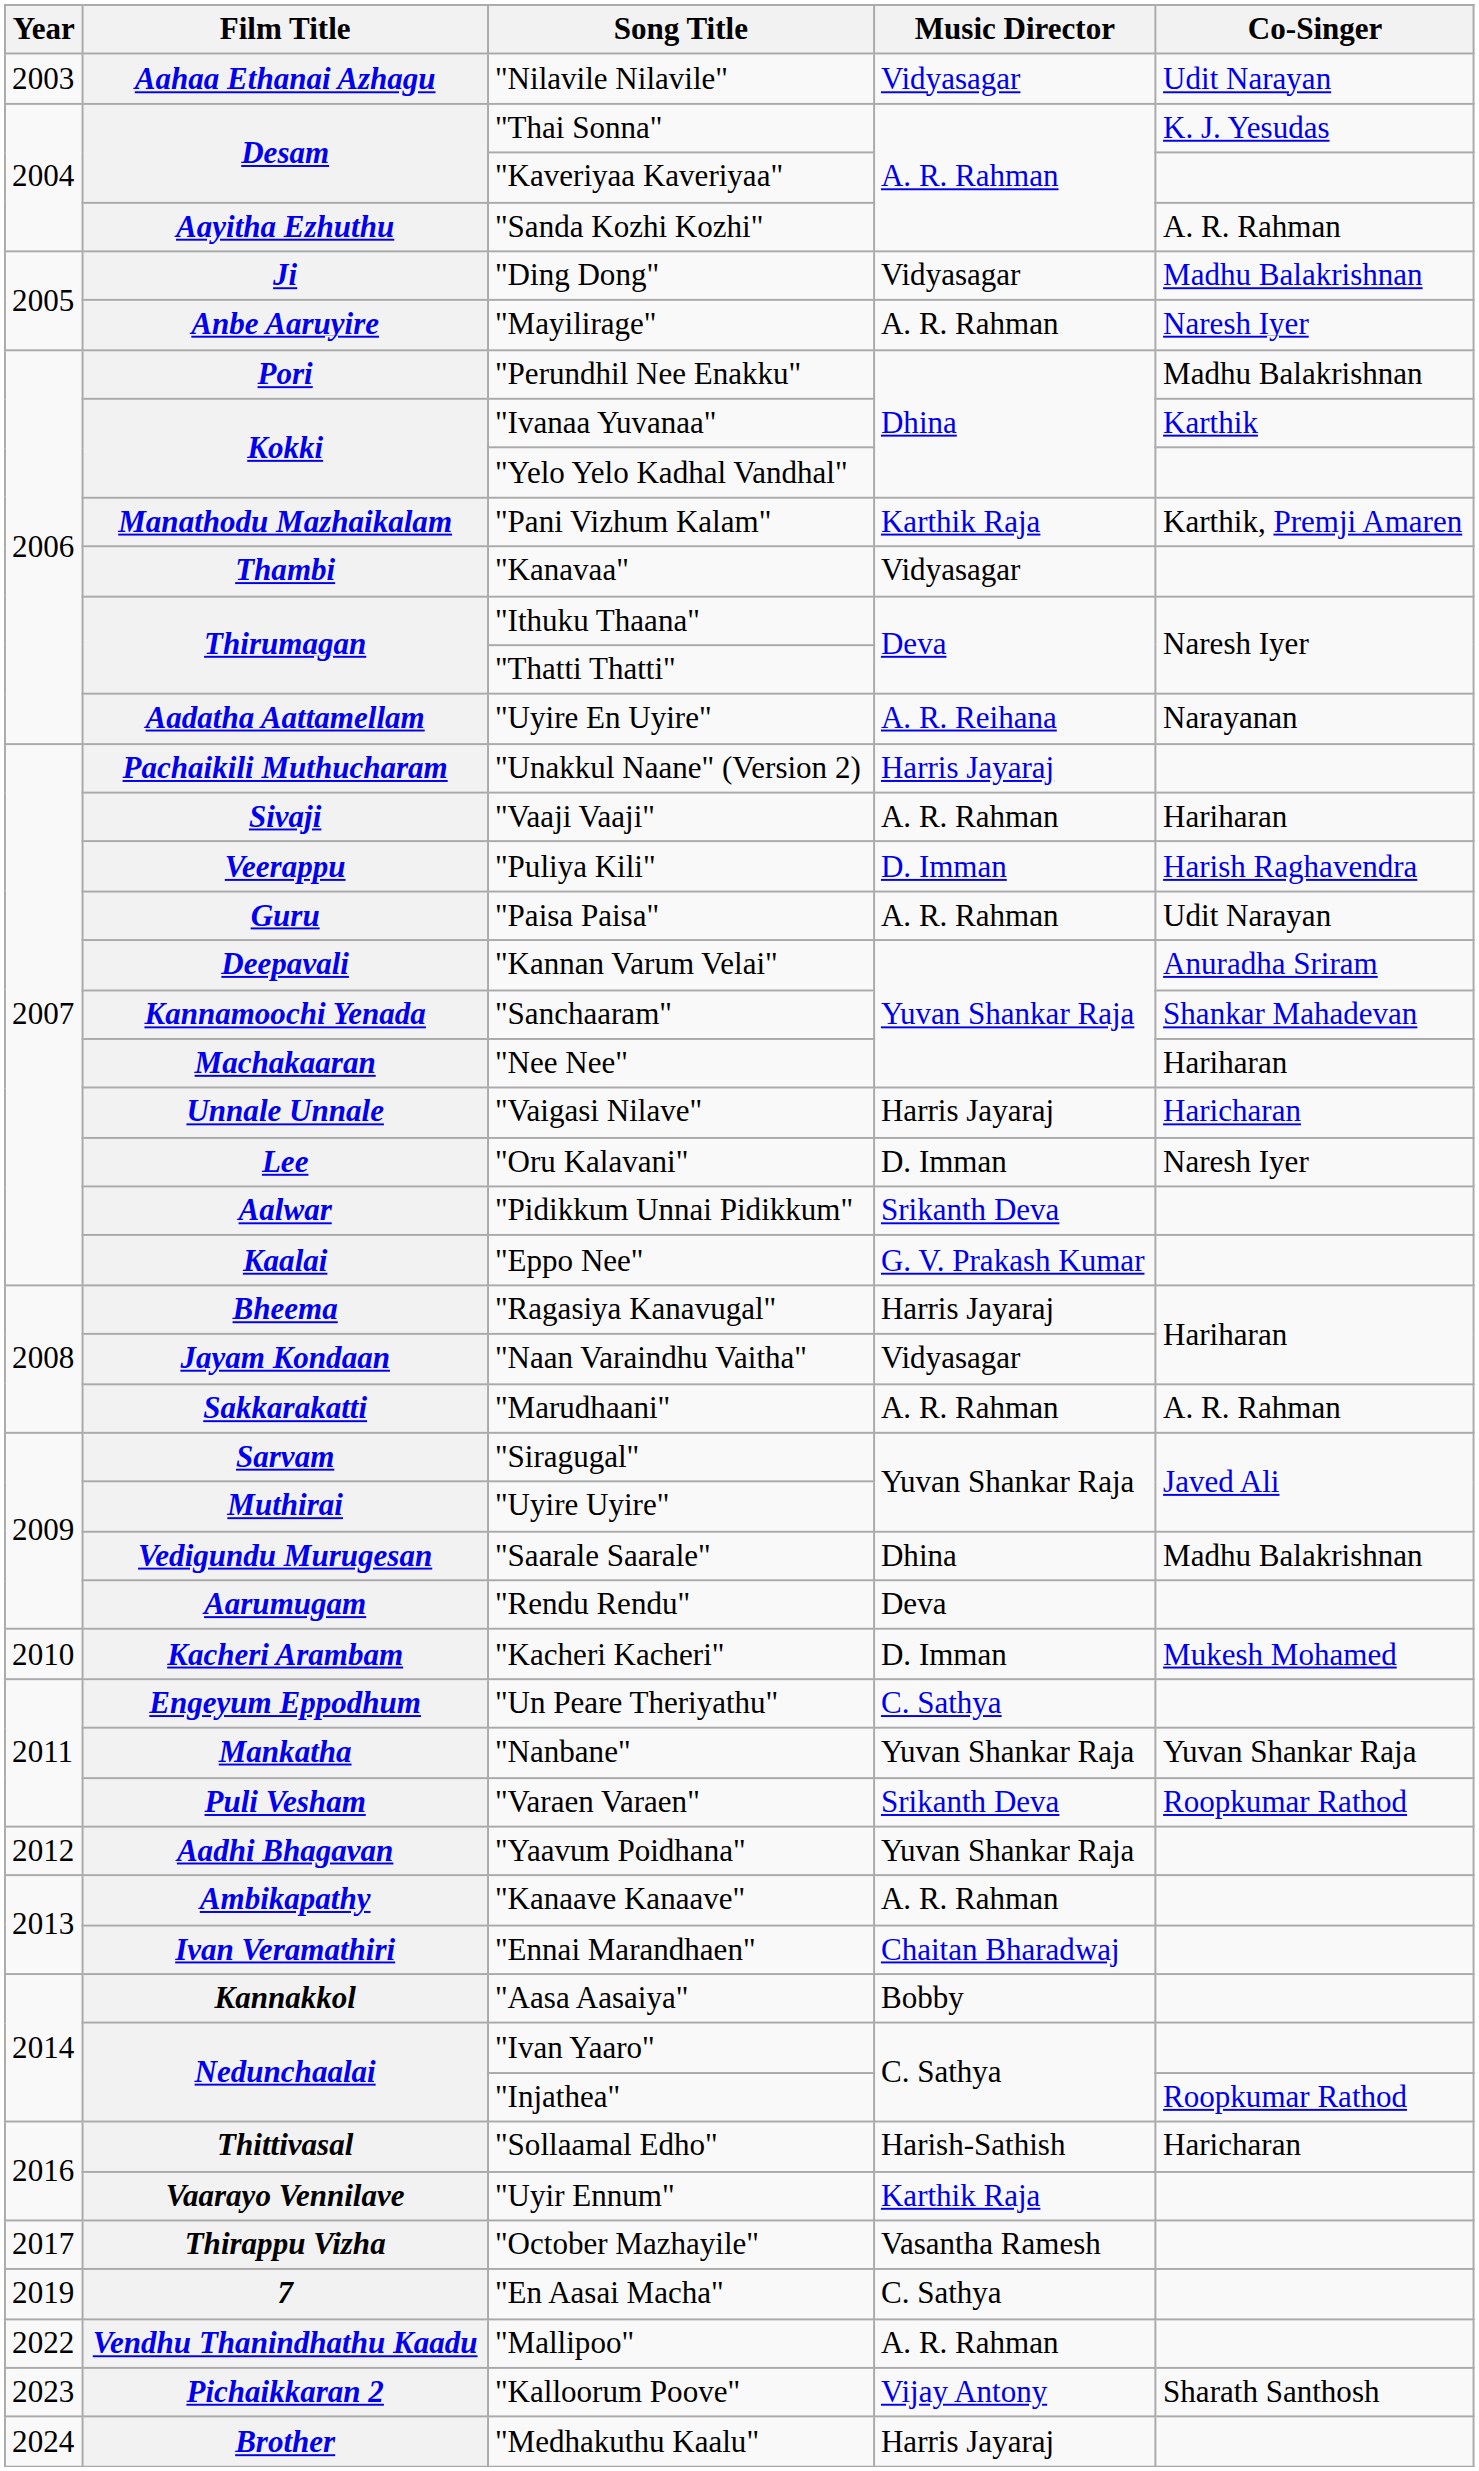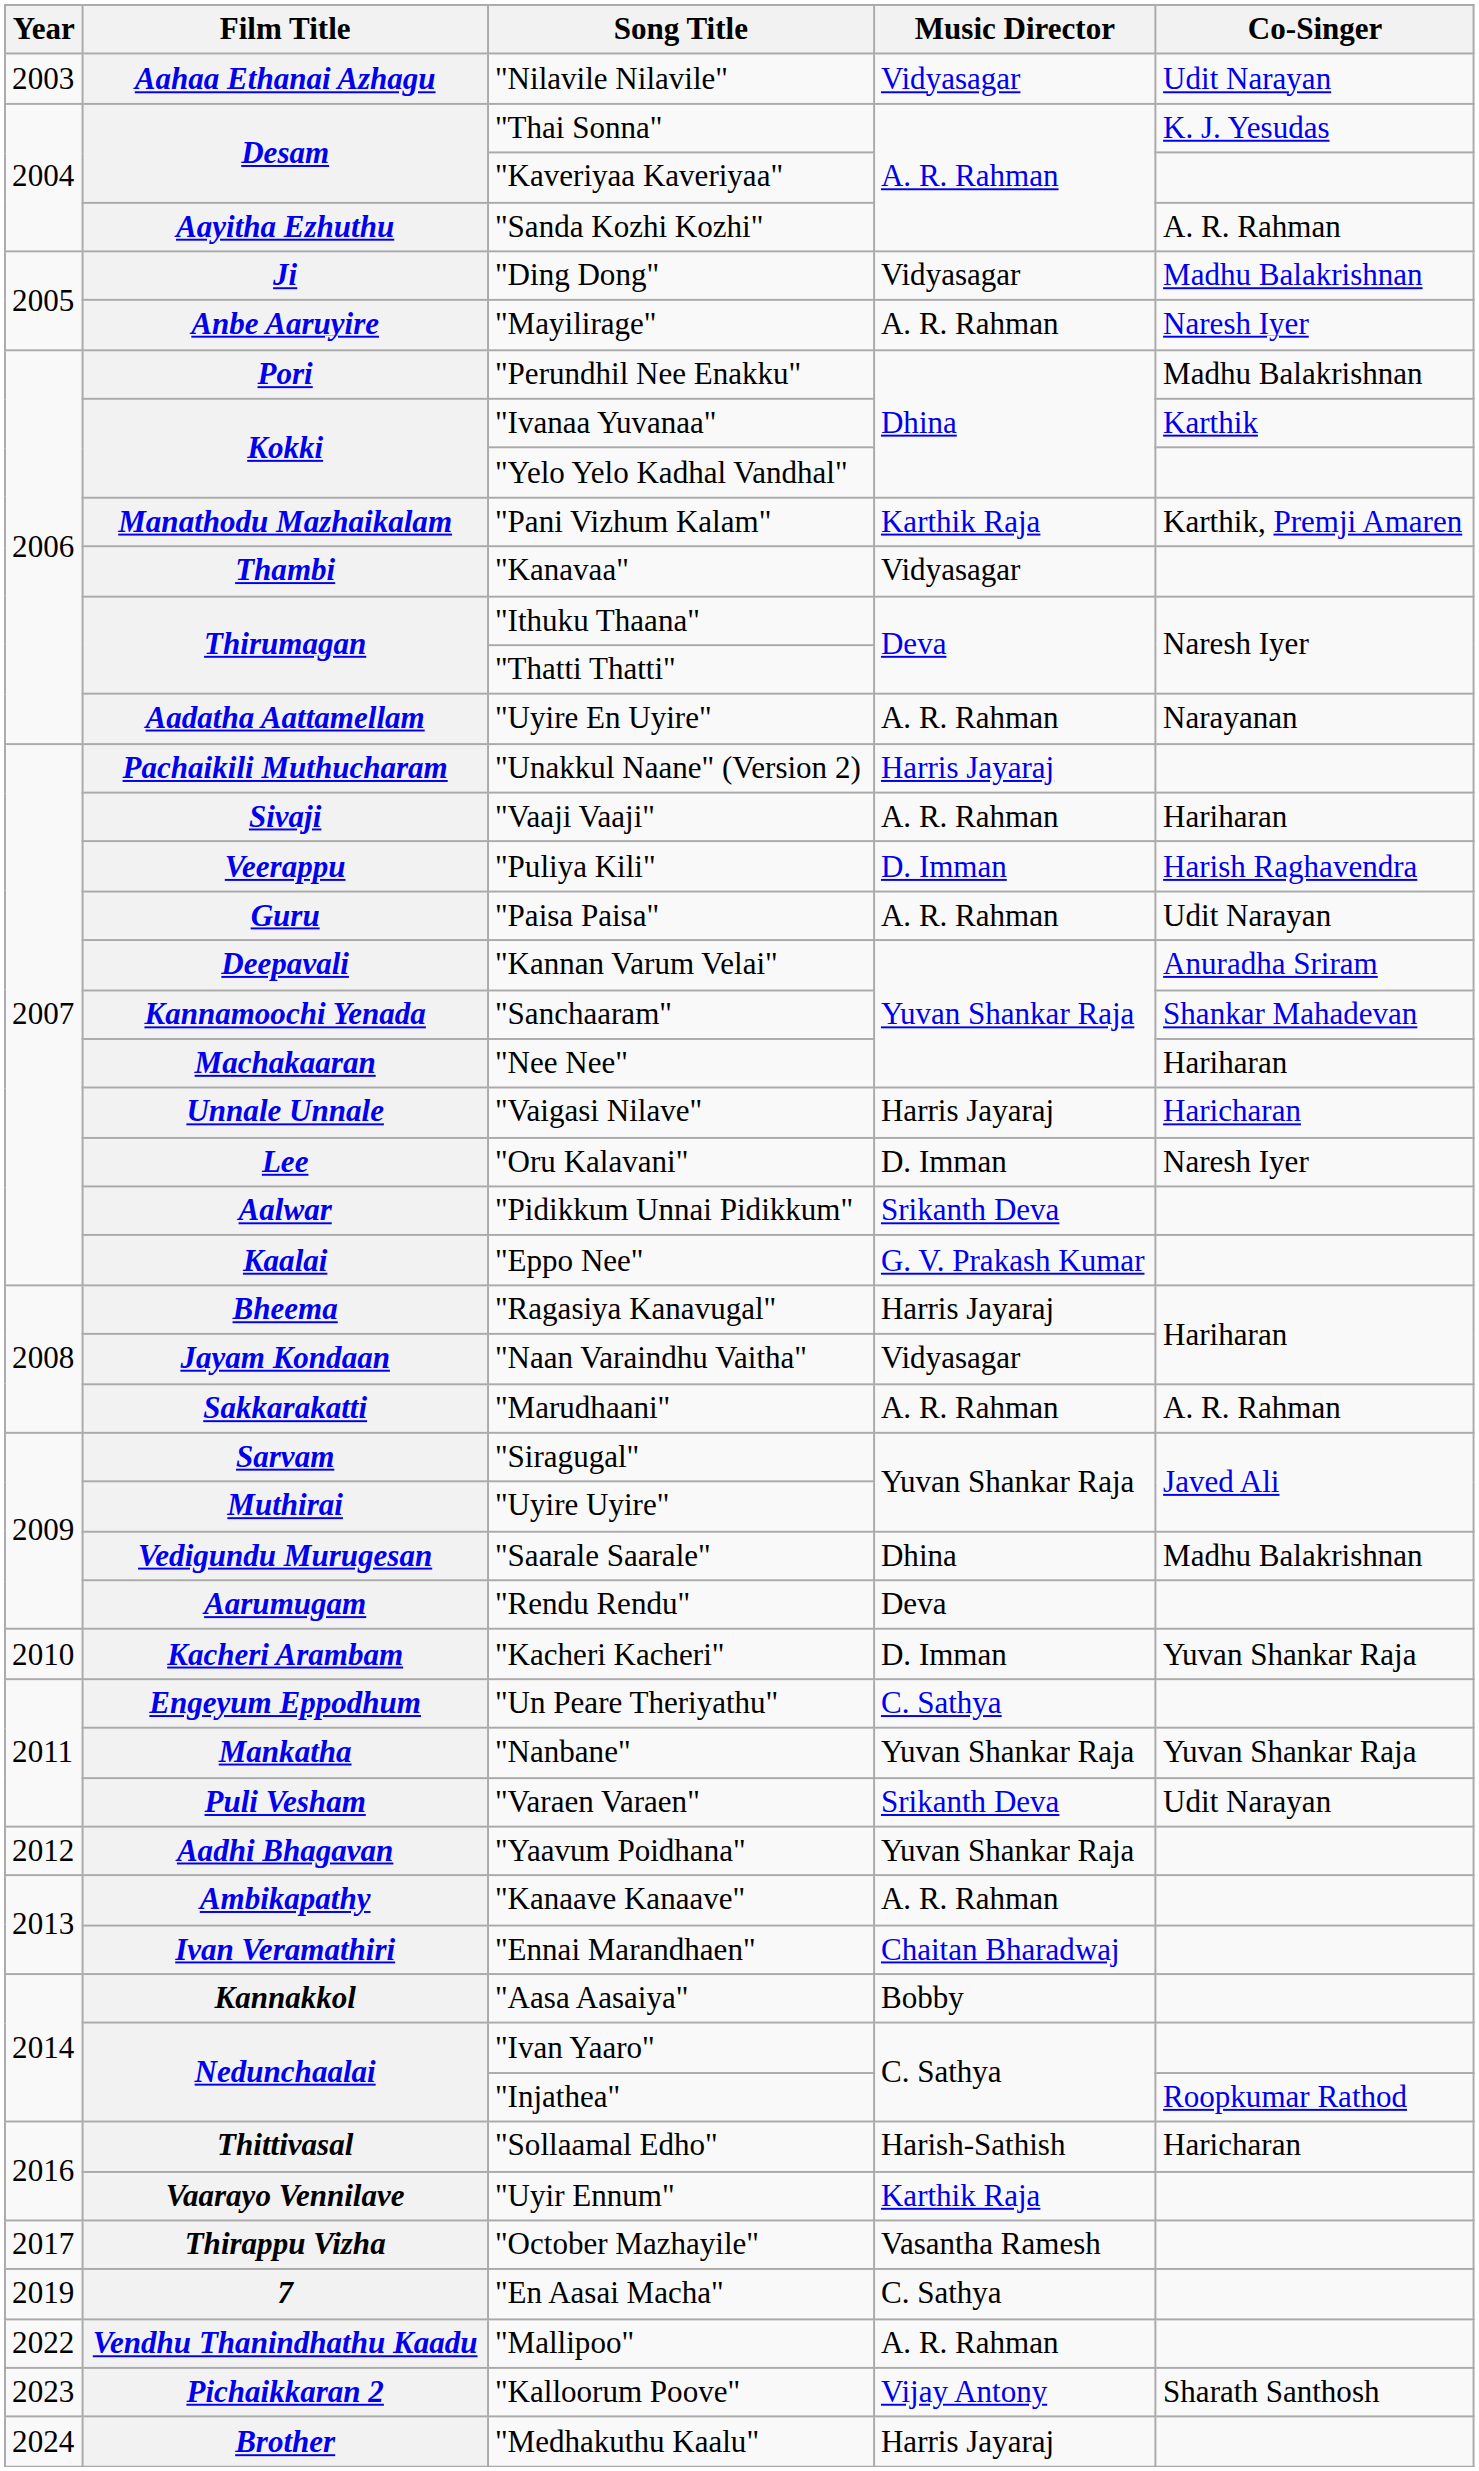(969, 718) A. R. Reihana -> (970, 718) A. R. Rahman
(1280, 1653) Mukesh Mohamed -> (1290, 1653) Yuvan Shankar Raja
(1285, 1801) Roopkumar Rathod -> (1247, 1801) Udit Narayan
